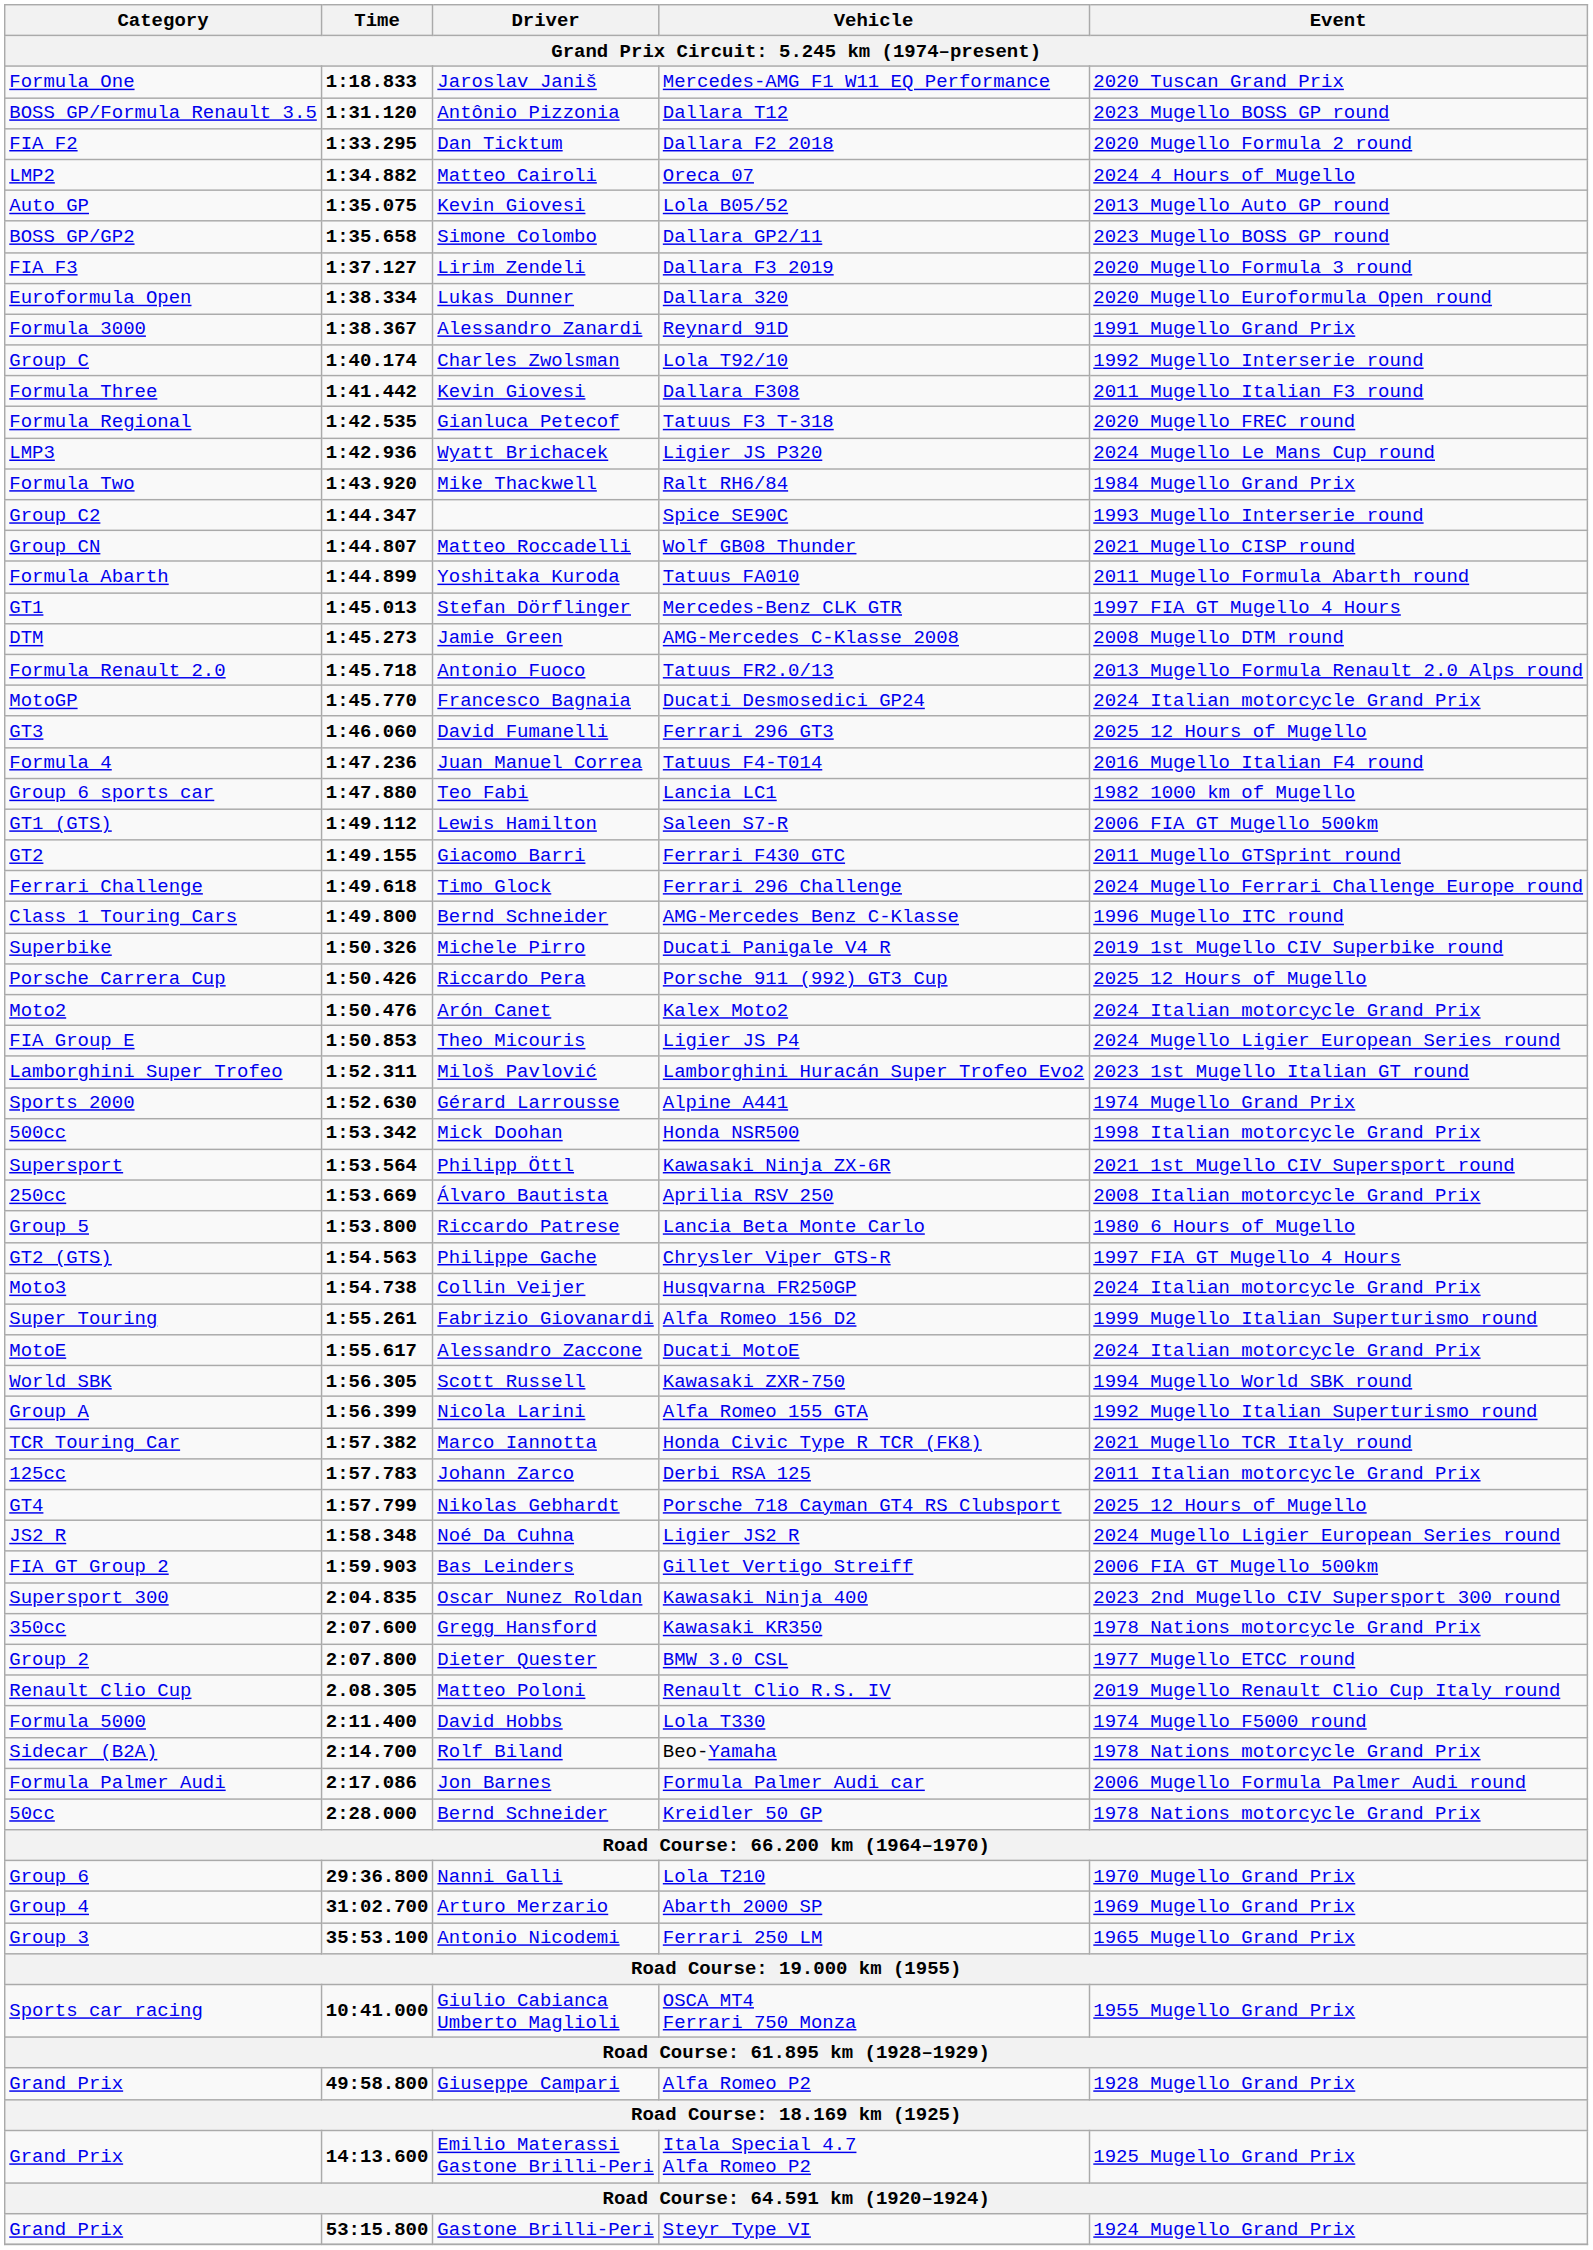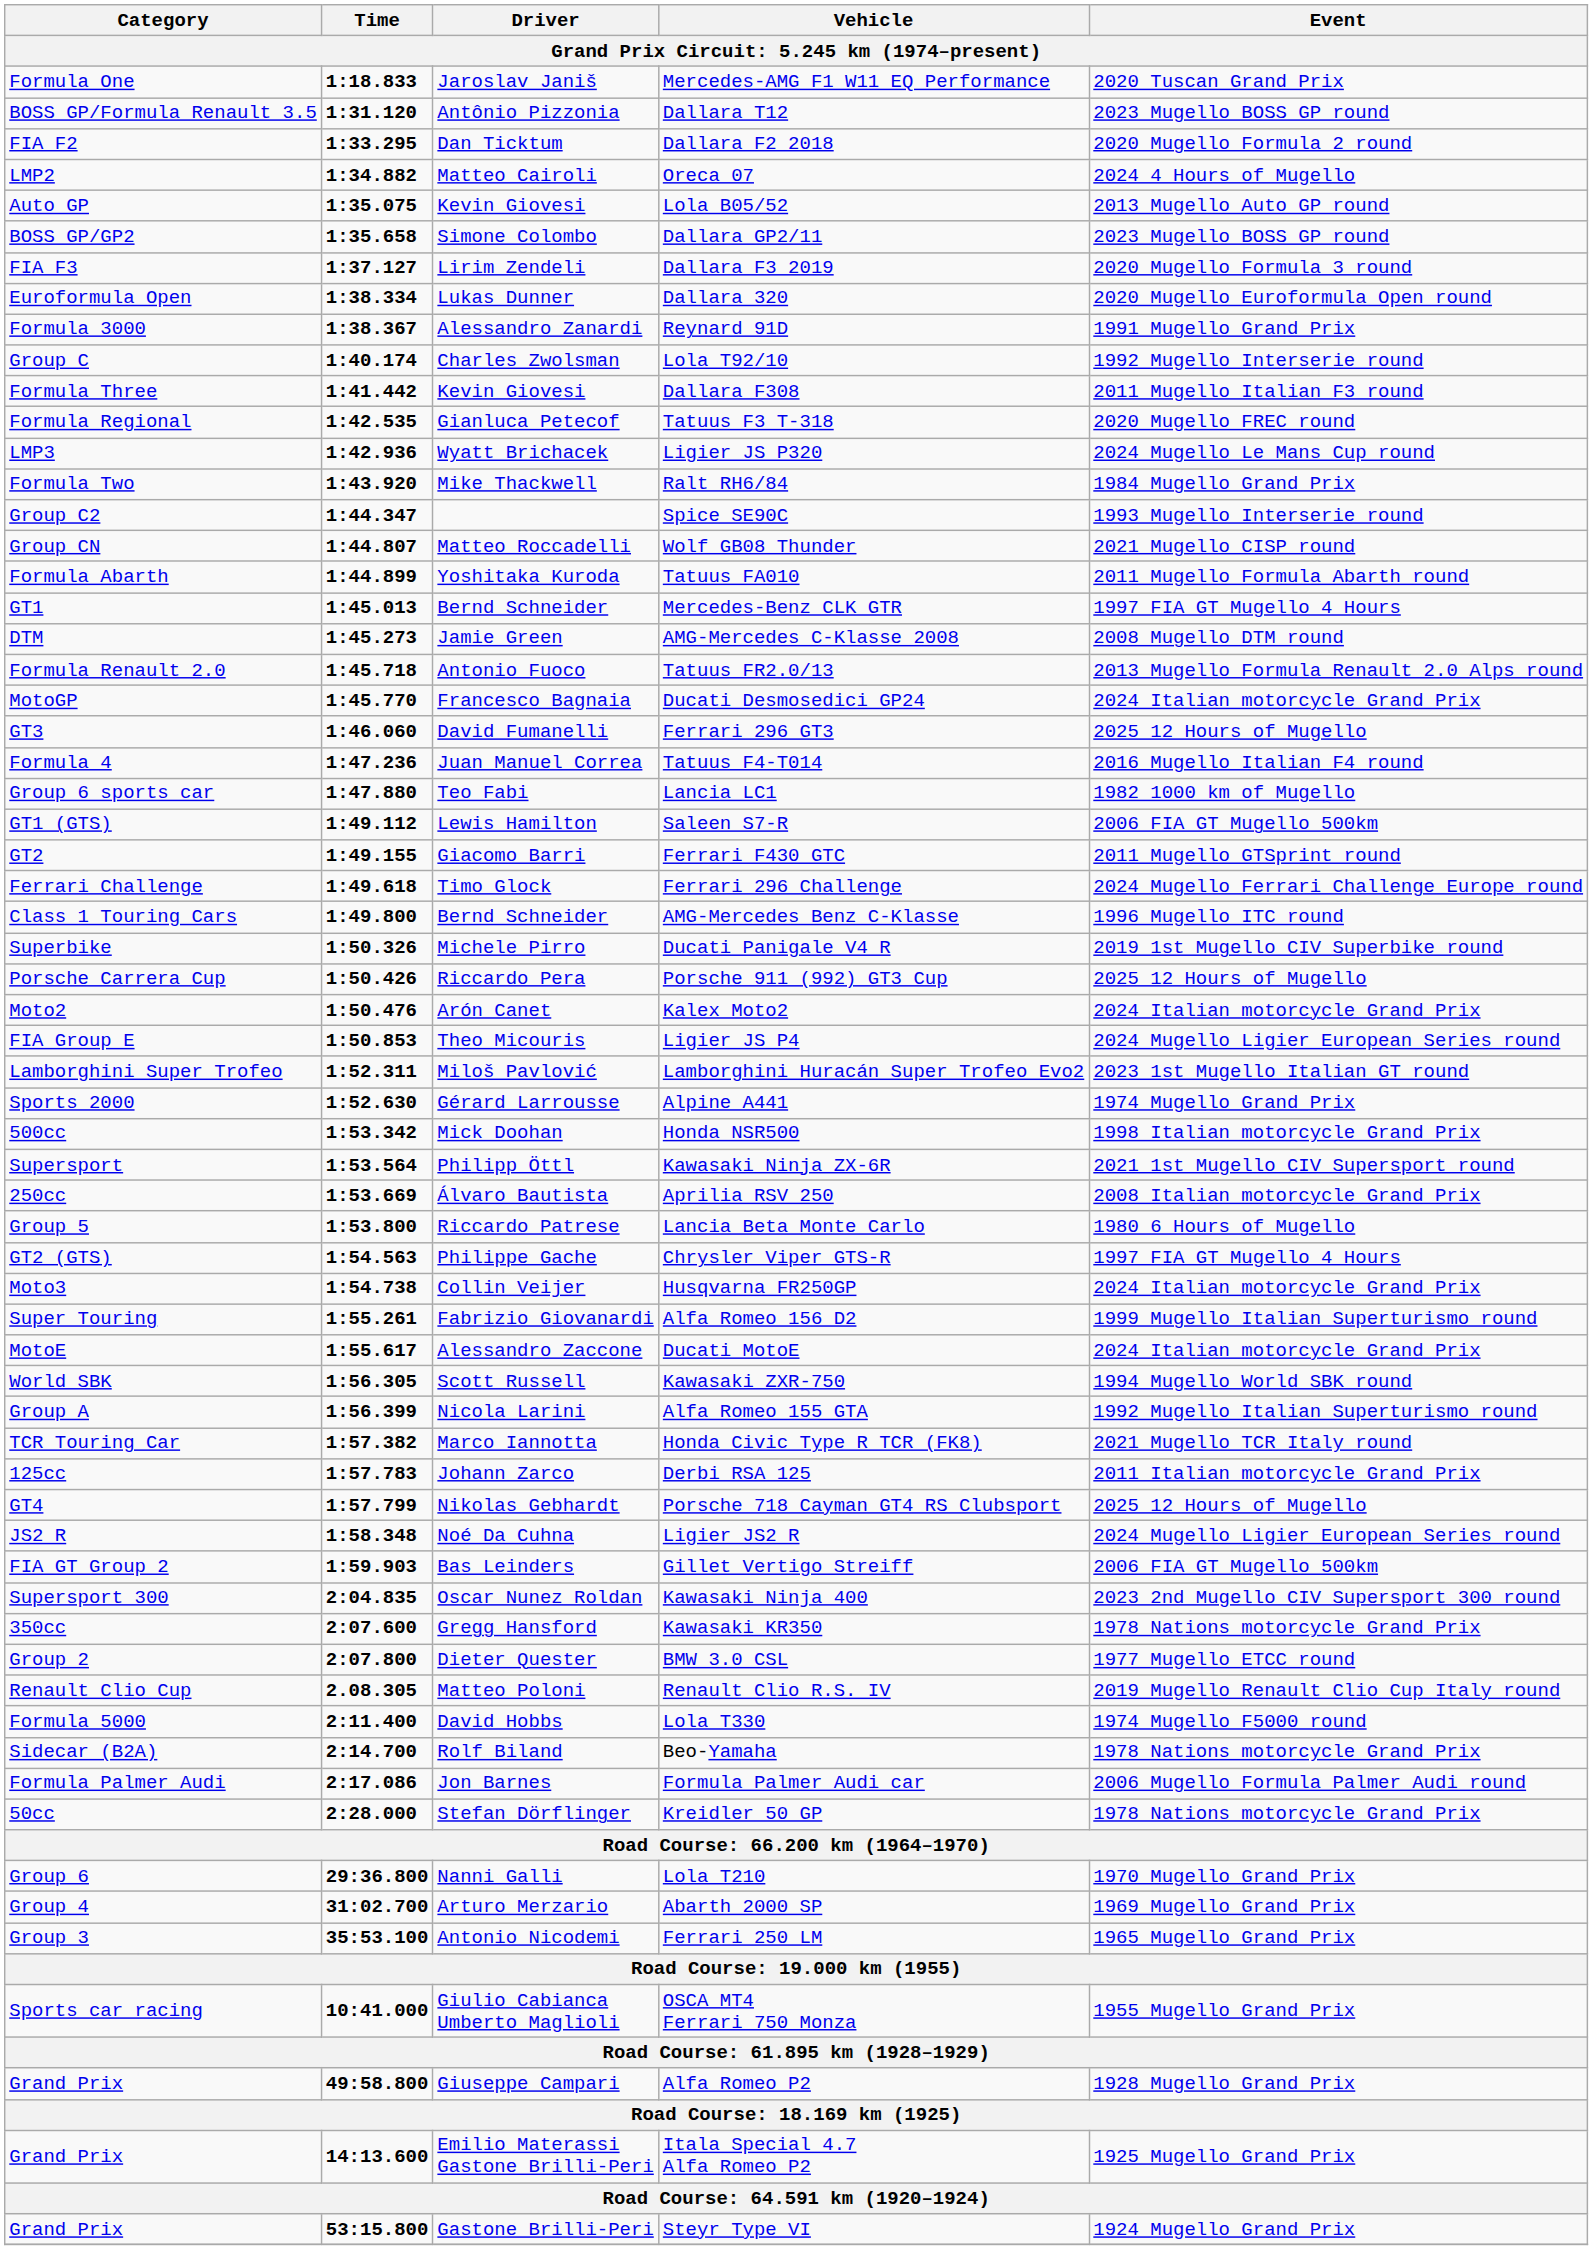(534, 608) Stefan Dörflinger -> (523, 608) Bernd Schneider
(523, 1814) Bernd Schneider -> (534, 1814) Stefan Dörflinger
